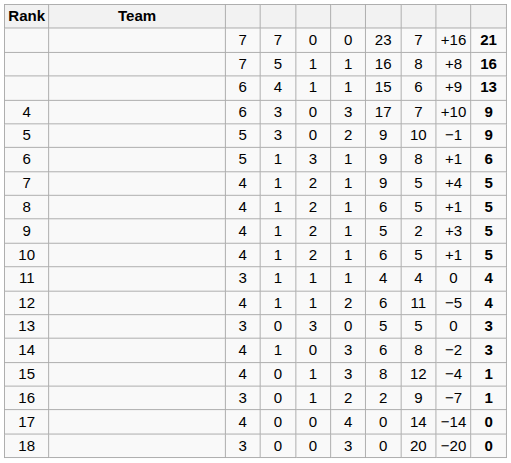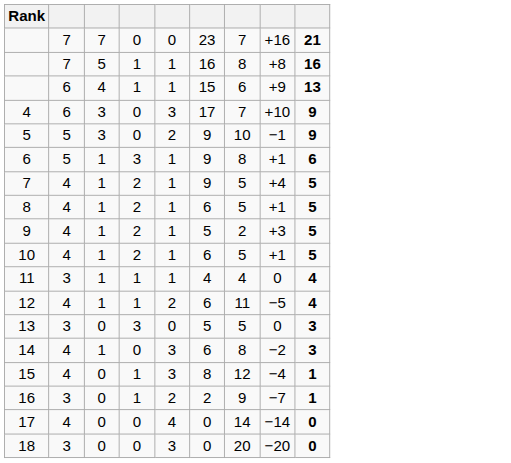- column: (137, 16)
